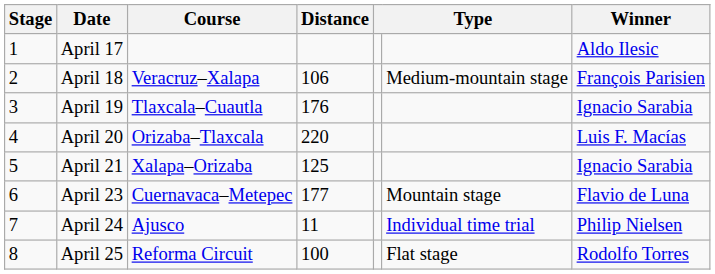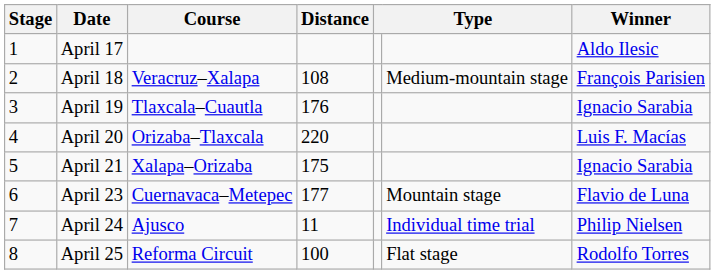(315, 78) 106 -> (315, 78) 108
(315, 166) 125 -> (315, 166) 175
